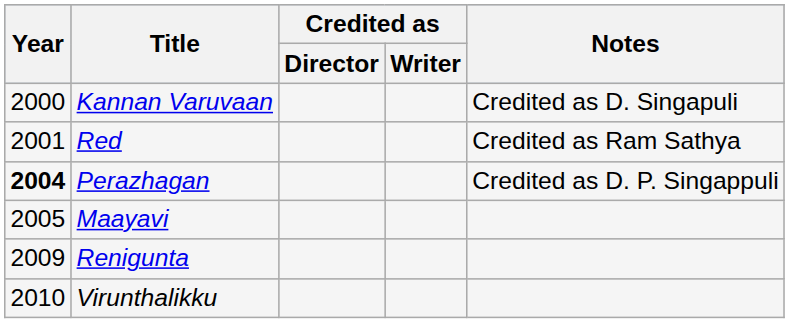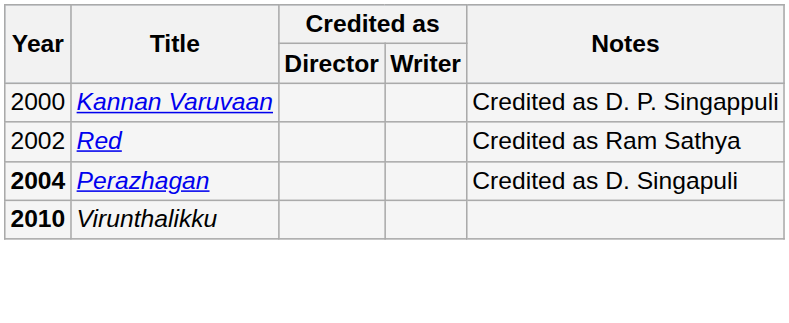(605, 102) Credited as D. Singapuli -> (625, 102) Credited as D. P. Singappuli
(38, 141) 2001 -> (38, 141) 2002
(625, 180) Credited as D. P. Singappuli -> (605, 180) Credited as D. Singapuli
- row: (122, 219)
- row: (133, 258)
(38, 297) normal -> (38, 219) bold
